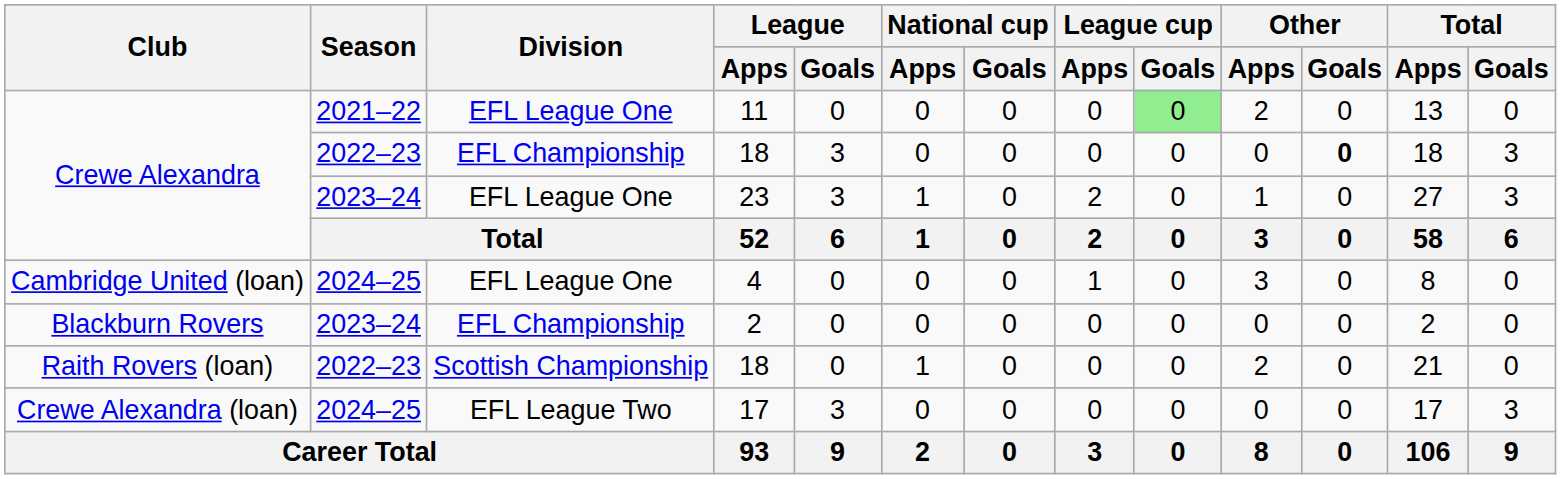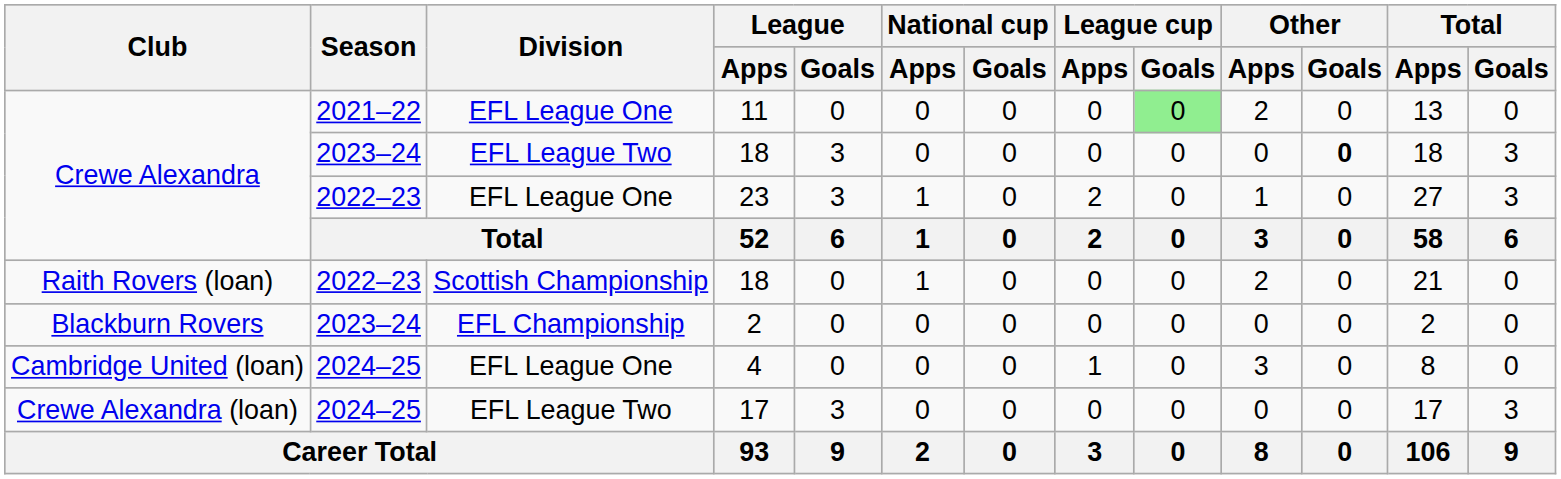(369, 153) 2022–23 -> (369, 153) 2023–24
(571, 153) EFL Championship -> (571, 153) EFL League Two
(369, 196) 2023–24 -> (369, 196) 2022–23
rows swapped: (157, 366) <-> (157, 281)
